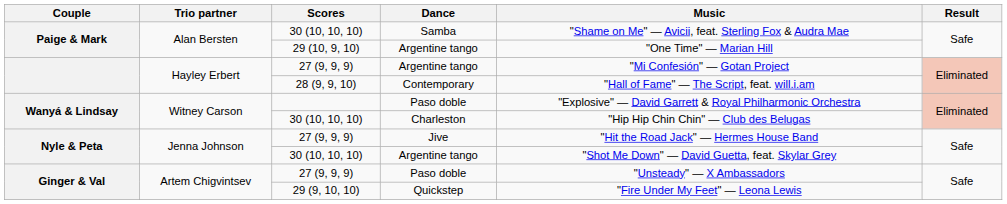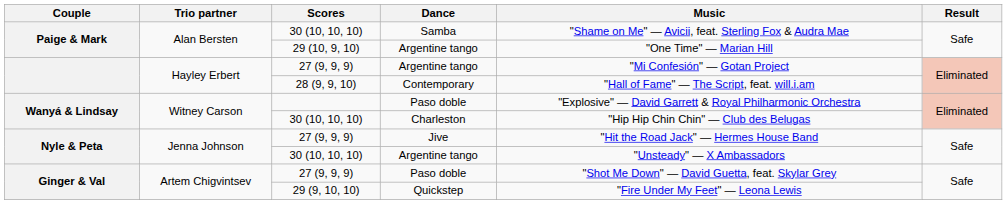(709, 155) "Shot Me Down" — David Guetta, feat. Skylar Grey -> (709, 155) "Unsteady" — X Ambassadors
(709, 173) "Unsteady" — X Ambassadors -> (709, 173) "Shot Me Down" — David Guetta, feat. Skylar Grey
